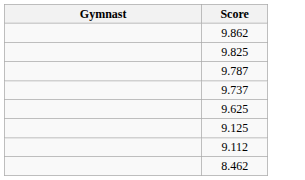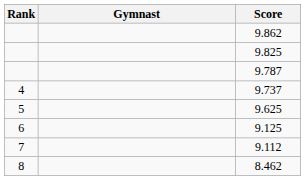+ column: (21, 14)
